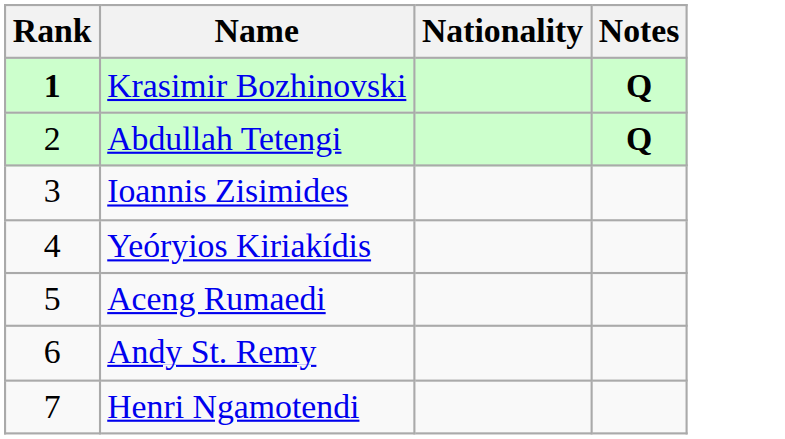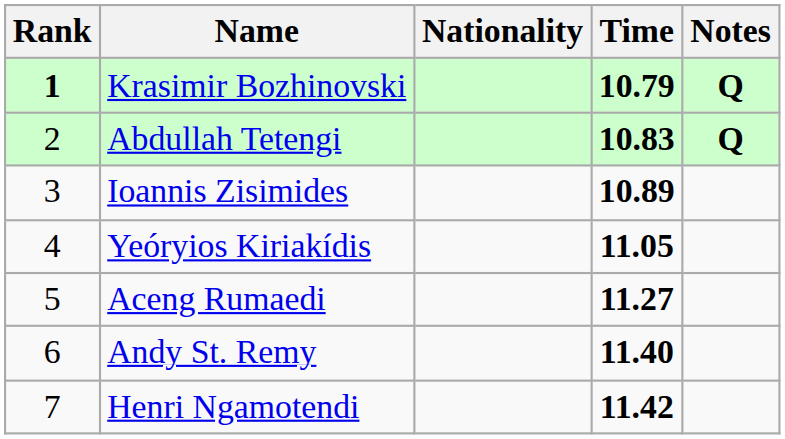+ column: (637, 31)
